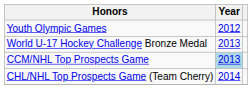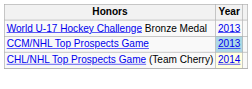- row: (57, 28)
(229, 76) no background -> (229, 60) lightyellow background
